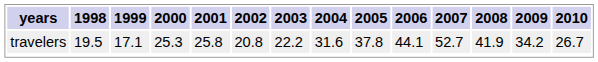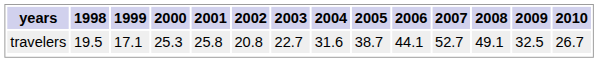(289, 42) 22.2 -> (289, 42) 22.7
(369, 42) 37.8 -> (369, 42) 38.7
(489, 42) 41.9 -> (489, 42) 49.1
(530, 42) 34.2 -> (530, 42) 32.5
